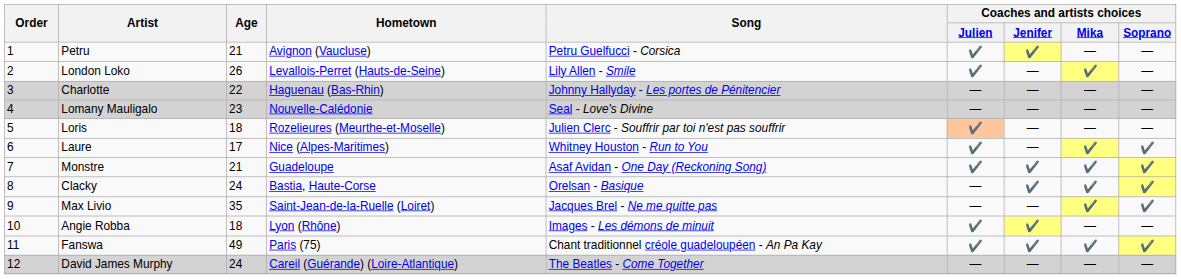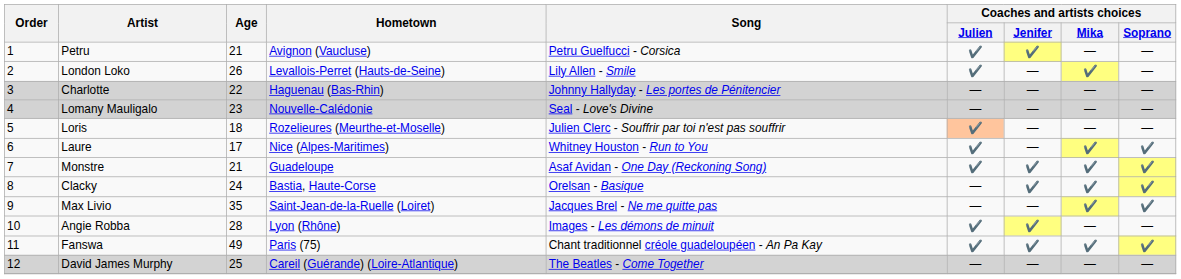(236, 225) 18 -> (236, 225) 28
(236, 264) 24 -> (236, 264) 25
